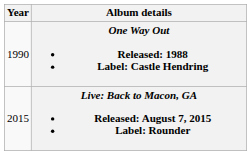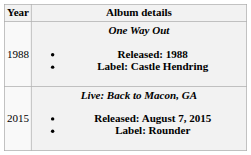(18, 54) 1990 -> (18, 54) 1988
